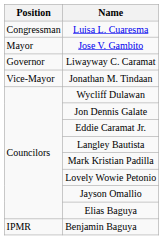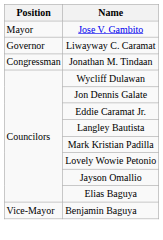- row: (111, 29)
(31, 78) Vice-Mayor -> (34, 62) Congressman
(19, 227) IPMR -> (31, 210) Vice-Mayor
